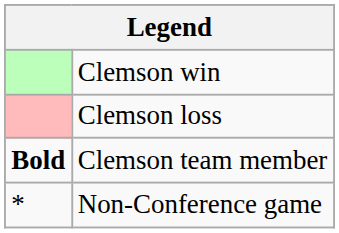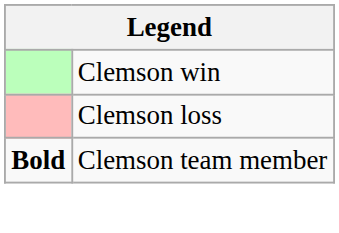- row: (200, 204)
